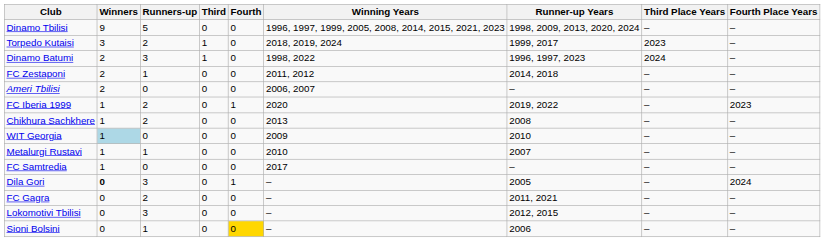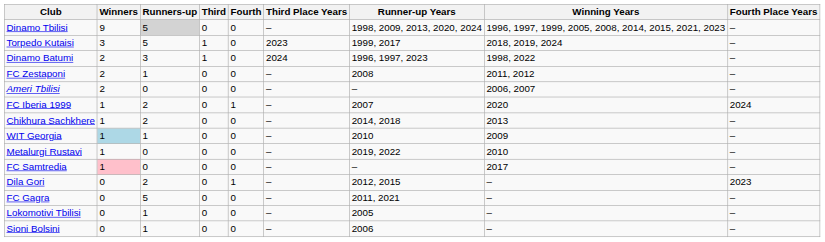columns swapped: (385, 12) <-> (685, 12)
(145, 27) no background -> (145, 27) lightgrey background
(145, 43) 2 -> (145, 43) 5
(534, 74) 2014, 2018 -> (363, 74) 2008
(534, 105) 2019, 2022 -> (363, 105) 2007
(741, 105) 2023 -> (741, 105) 2024
(520, 120) 2008 -> (376, 120) 2014, 2018
(145, 136) 0 -> (145, 136) 1
(145, 151) 1 -> (145, 151) 0
(520, 151) 2007 -> (376, 151) 2019, 2022
(102, 167) no background -> (102, 167) pink background
(102, 182) bold -> (102, 182) normal
(145, 182) 3 -> (145, 182) 2
(520, 182) 2005 -> (376, 182) 2012, 2015
(741, 182) 2024 -> (741, 182) 2023
(145, 197) 2 -> (145, 197) 5
(145, 213) 3 -> (145, 213) 1
(534, 213) 2012, 2015 -> (363, 213) 2005
(233, 228) gold background -> (233, 228) no background
